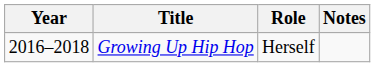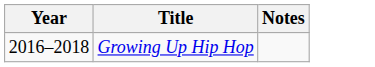- column: (288, 18)
